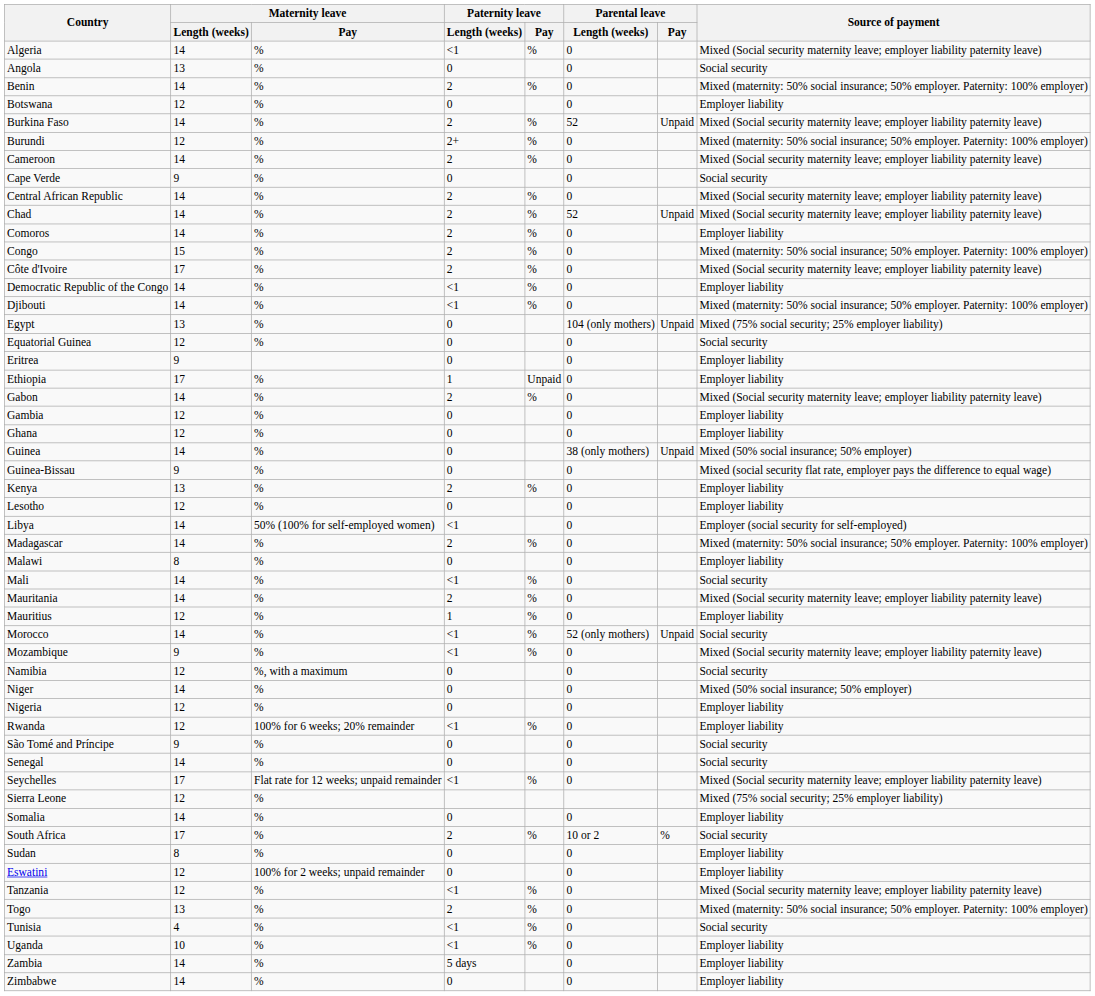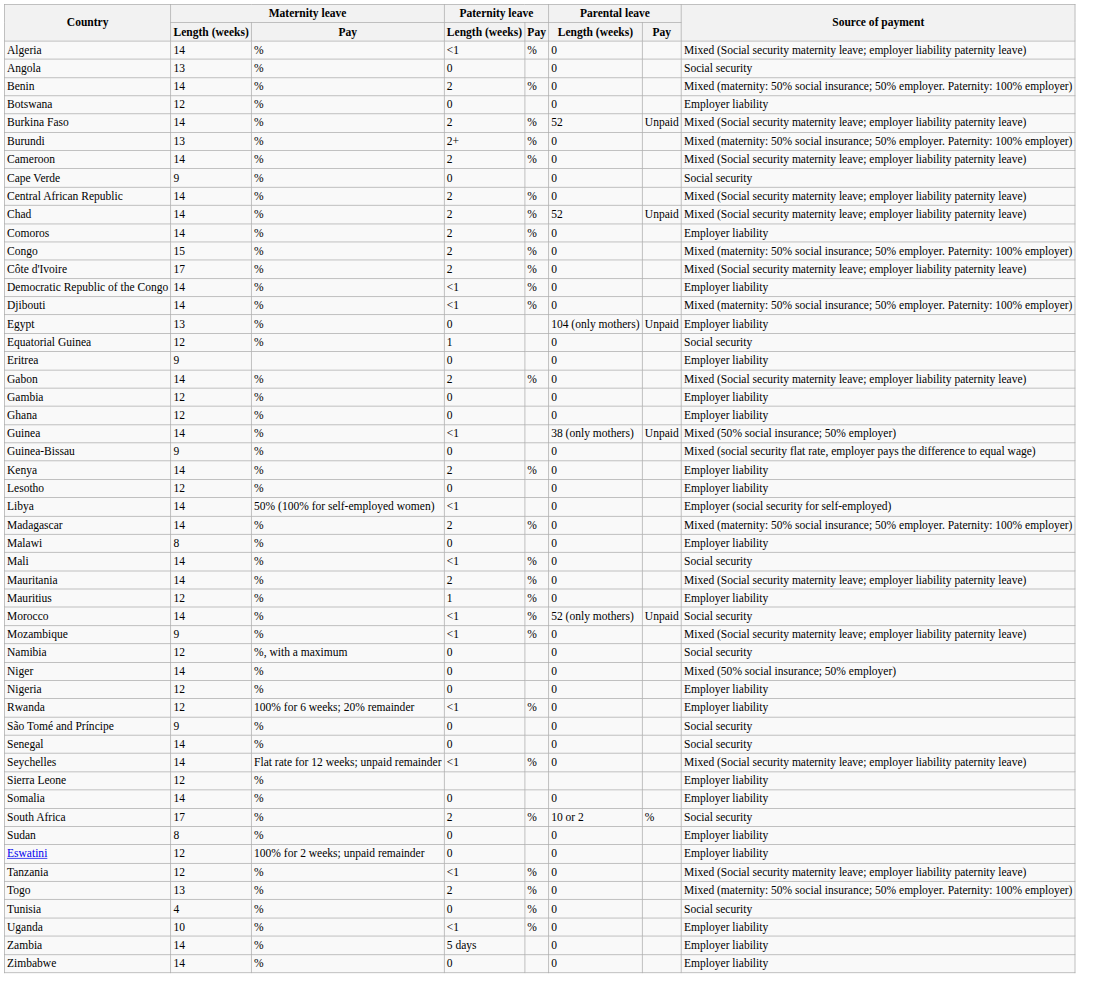(179, 141) 12 -> (179, 141) 13
(821, 324) Mixed (75% social security; 25% employer liability) -> (726, 324) Employer liability
(450, 342) 0 -> (450, 342) 1
- row: (27, 379)
(450, 452) 0 -> (453, 433) <1
(179, 488) 13 -> (179, 470) 14
(179, 780) 17 -> (179, 762) 14
(821, 799) Mixed (75% social security; 25% employer liability) -> (726, 780) Employer liability
(453, 927) <1 -> (450, 908) 0
